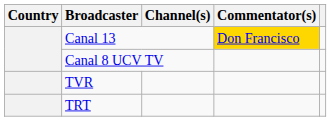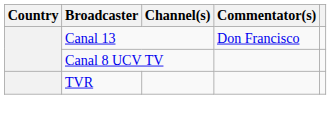(258, 37) gold background -> (258, 37) no background
- row: (78, 104)
